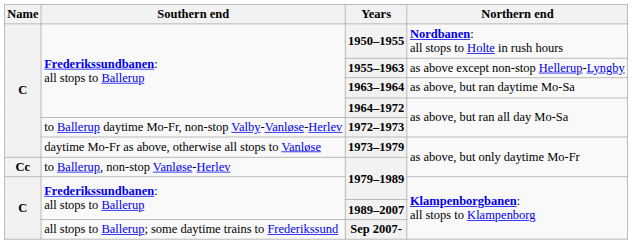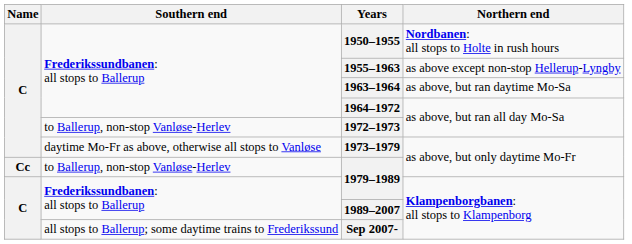(193, 127) to Ballerup daytime Mo-Fr, non-stop Valby-Vanløse-Herlev -> (137, 127) to Ballerup, non-stop Vanløse-Herlev
